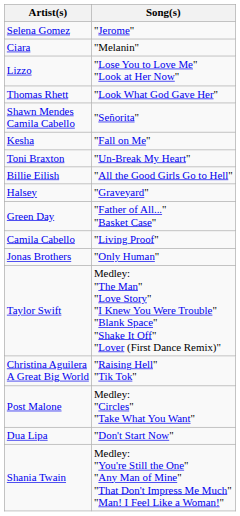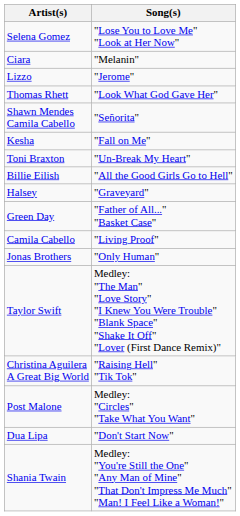(114, 30) "Jerome" -> (146, 36) "Lose You to Love Me" "Look at Her Now"
(146, 71) "Lose You to Love Me" "Look at Her Now" -> (114, 77) "Jerome"
